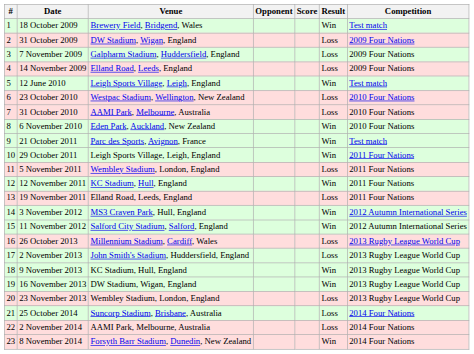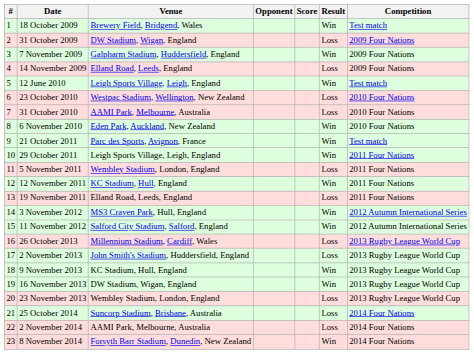(330, 54) Loss -> (329, 54) Win
